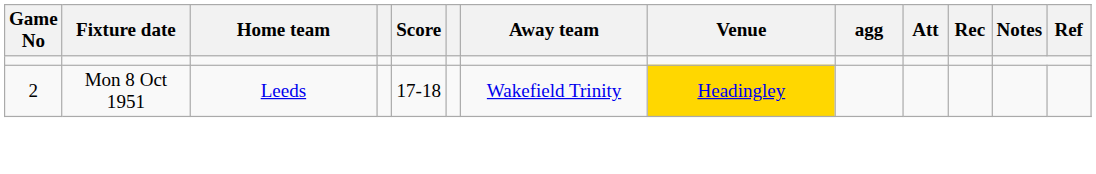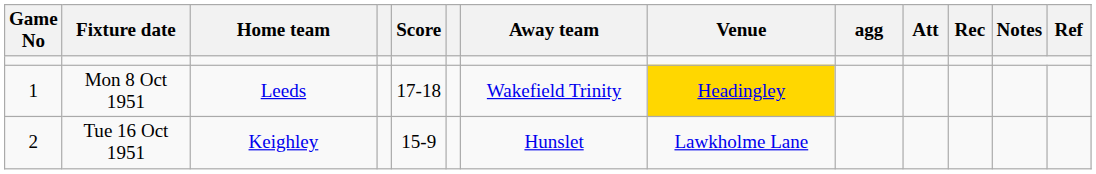(33, 90) 2 -> (33, 90) 1
+ row: (126, 142)
